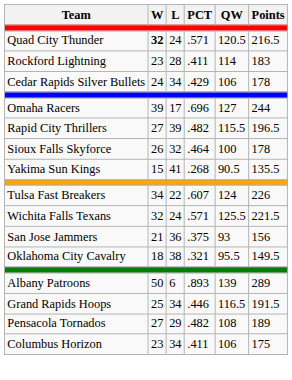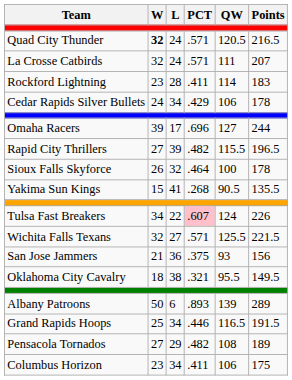+ row: (55, 61)
(198, 195) no background -> (198, 216) pink background
(175, 216) 24 -> (175, 236) 27
